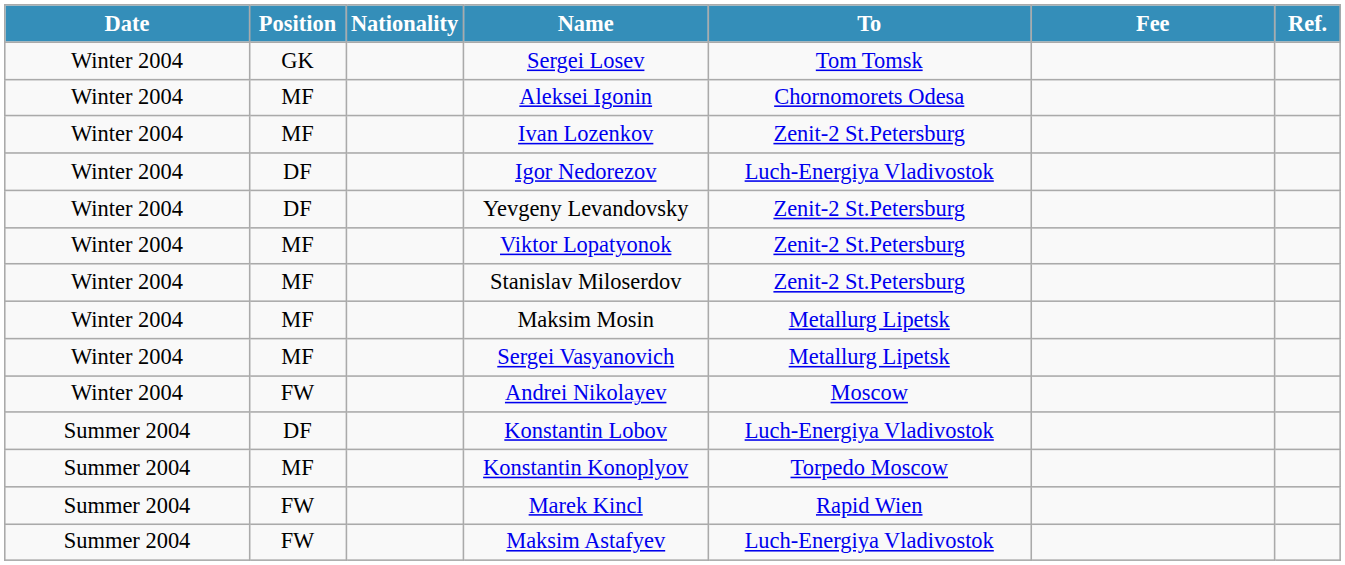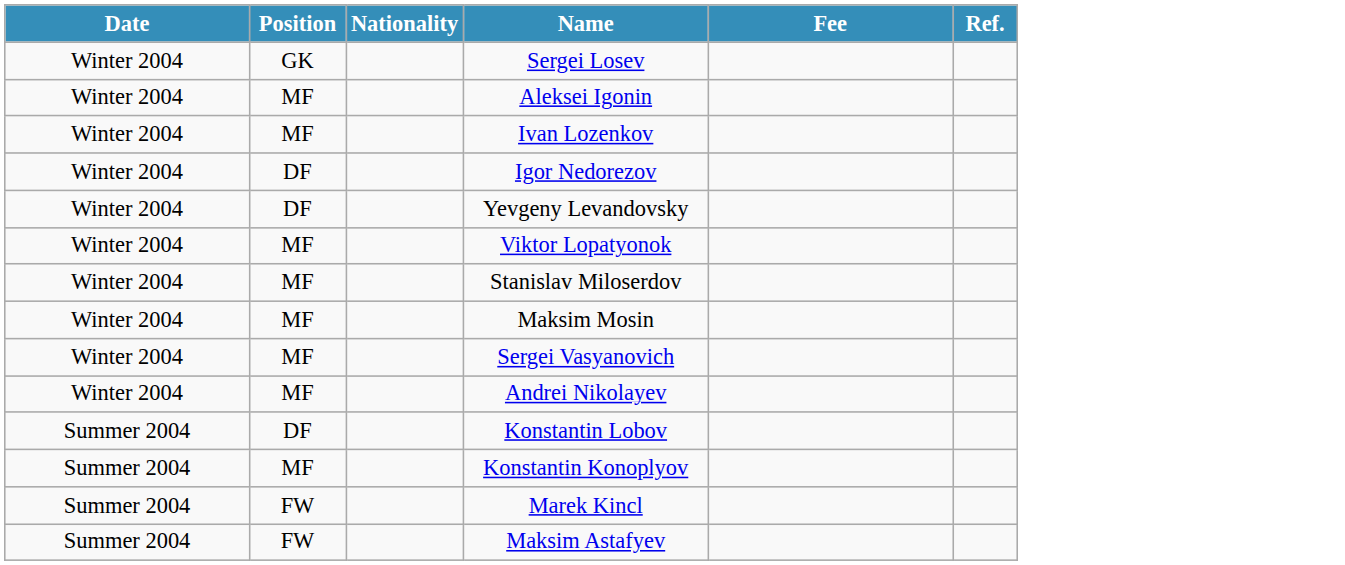- column: (869, 23)
(297, 393) FW -> (297, 393) MF
